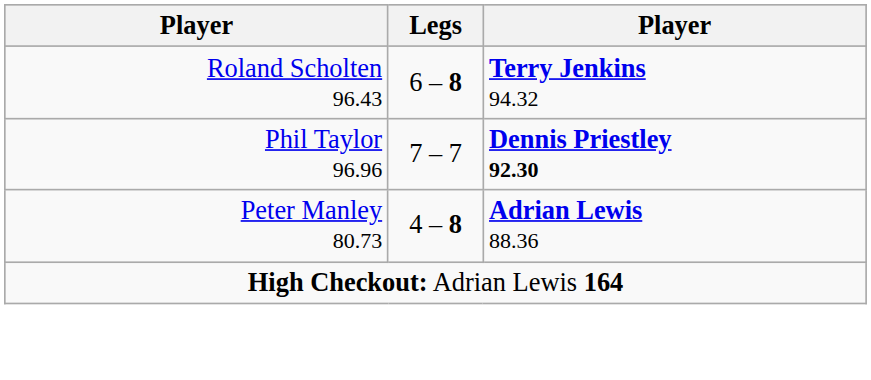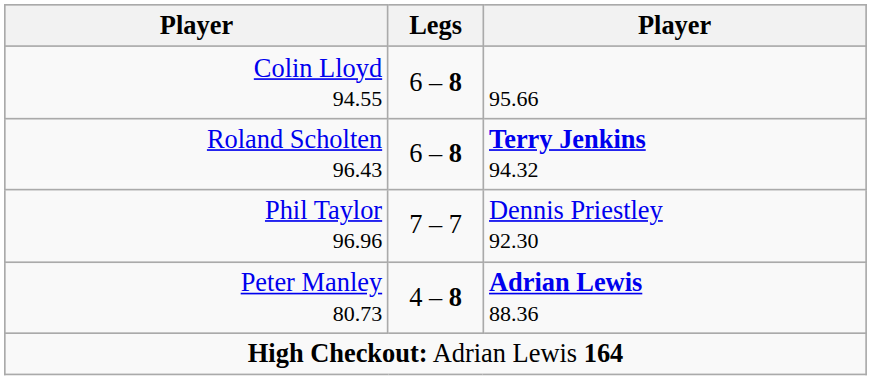+ row: (318, 82)
(580, 153) bold -> (576, 225) normal
